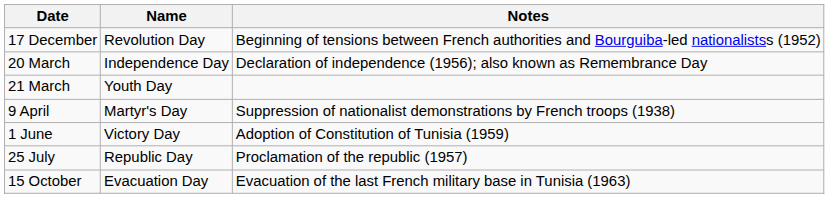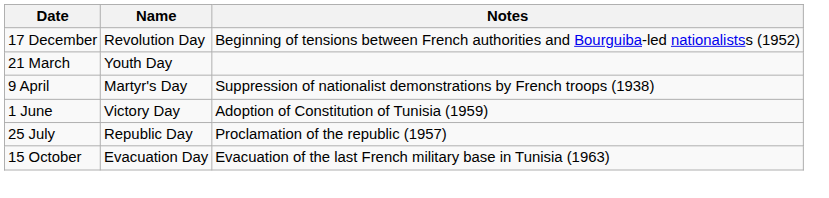- row: (39, 63)
